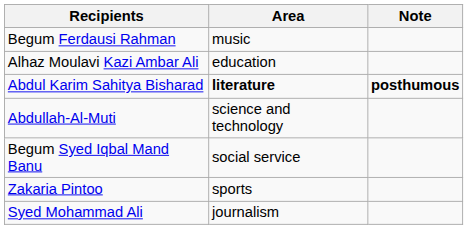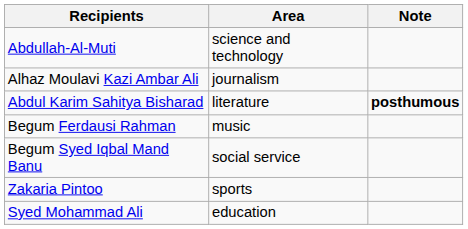rows swapped: (62, 117) <-> (92, 39)
(244, 62) education -> (246, 79) journalism
(243, 86) bold -> (241, 102) normal
(246, 212) journalism -> (244, 212) education
